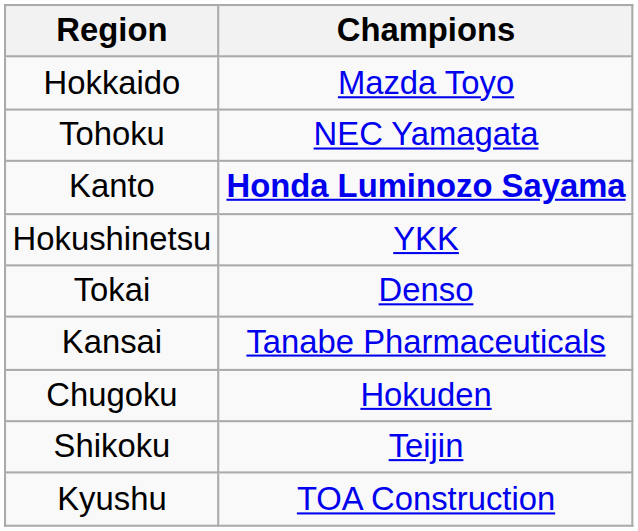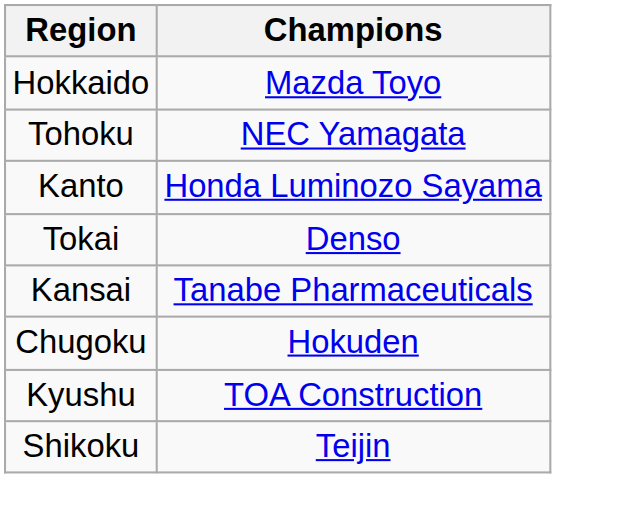(426, 186) bold -> (353, 186) normal
- row: (112, 238)
rows swapped: (112, 446) <-> (112, 498)
